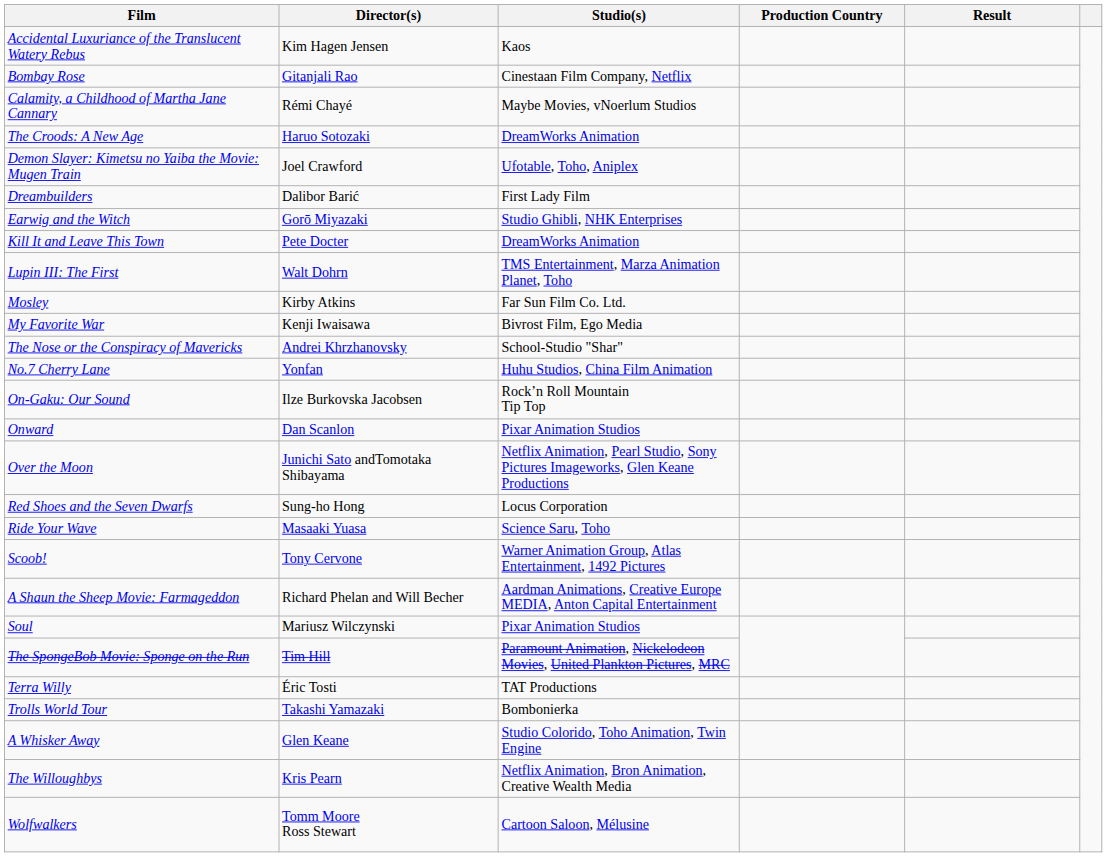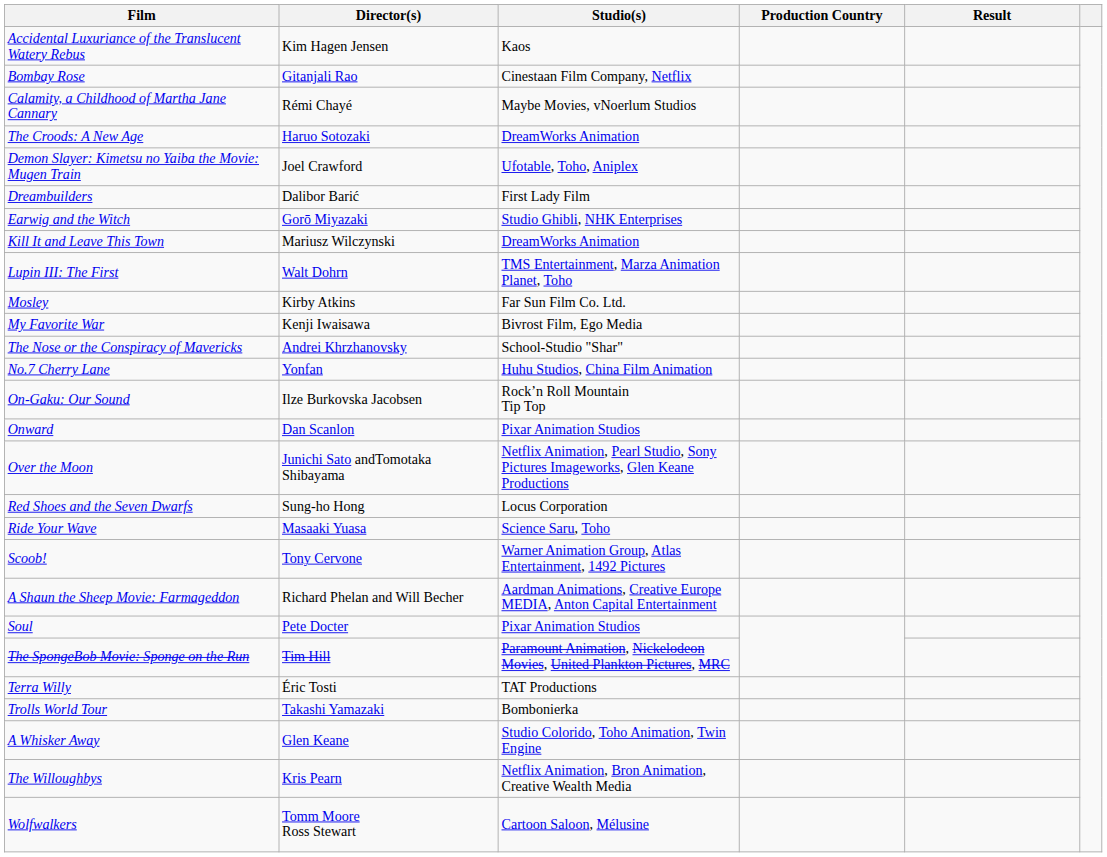(315, 241) Pete Docter -> (339, 241) Mariusz Wilczynski
(339, 627) Mariusz Wilczynski -> (315, 627) Pete Docter
